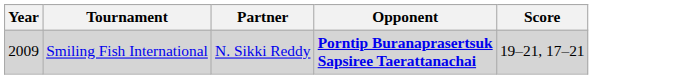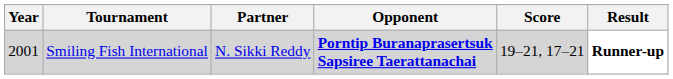+ column: (628, 17)
(24, 52) 2009 -> (24, 52) 2001
